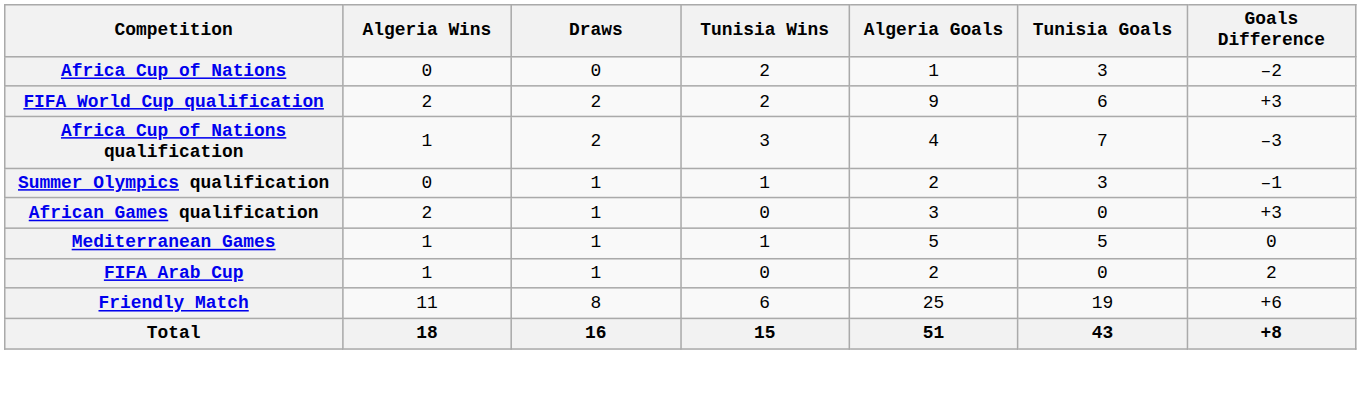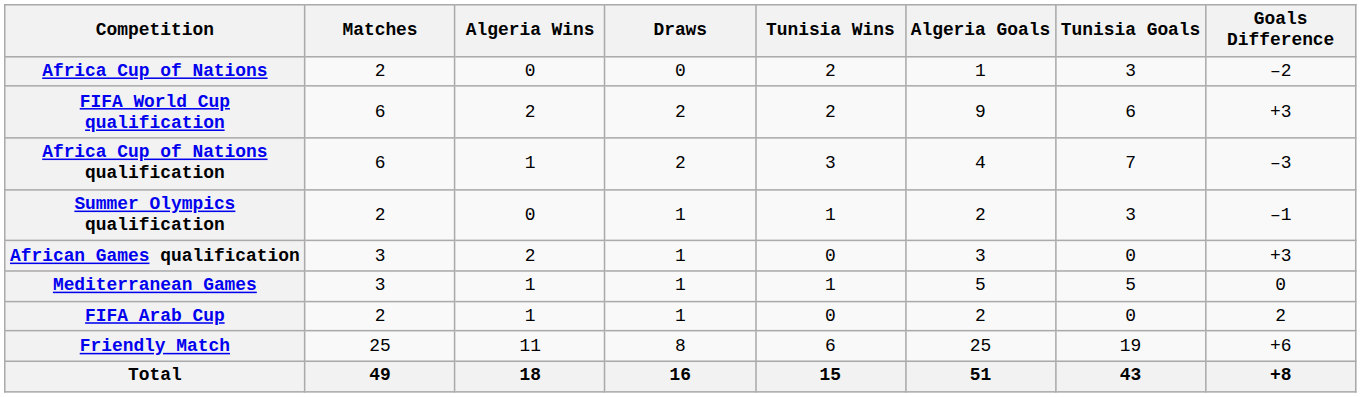+ column: (380, 30)
